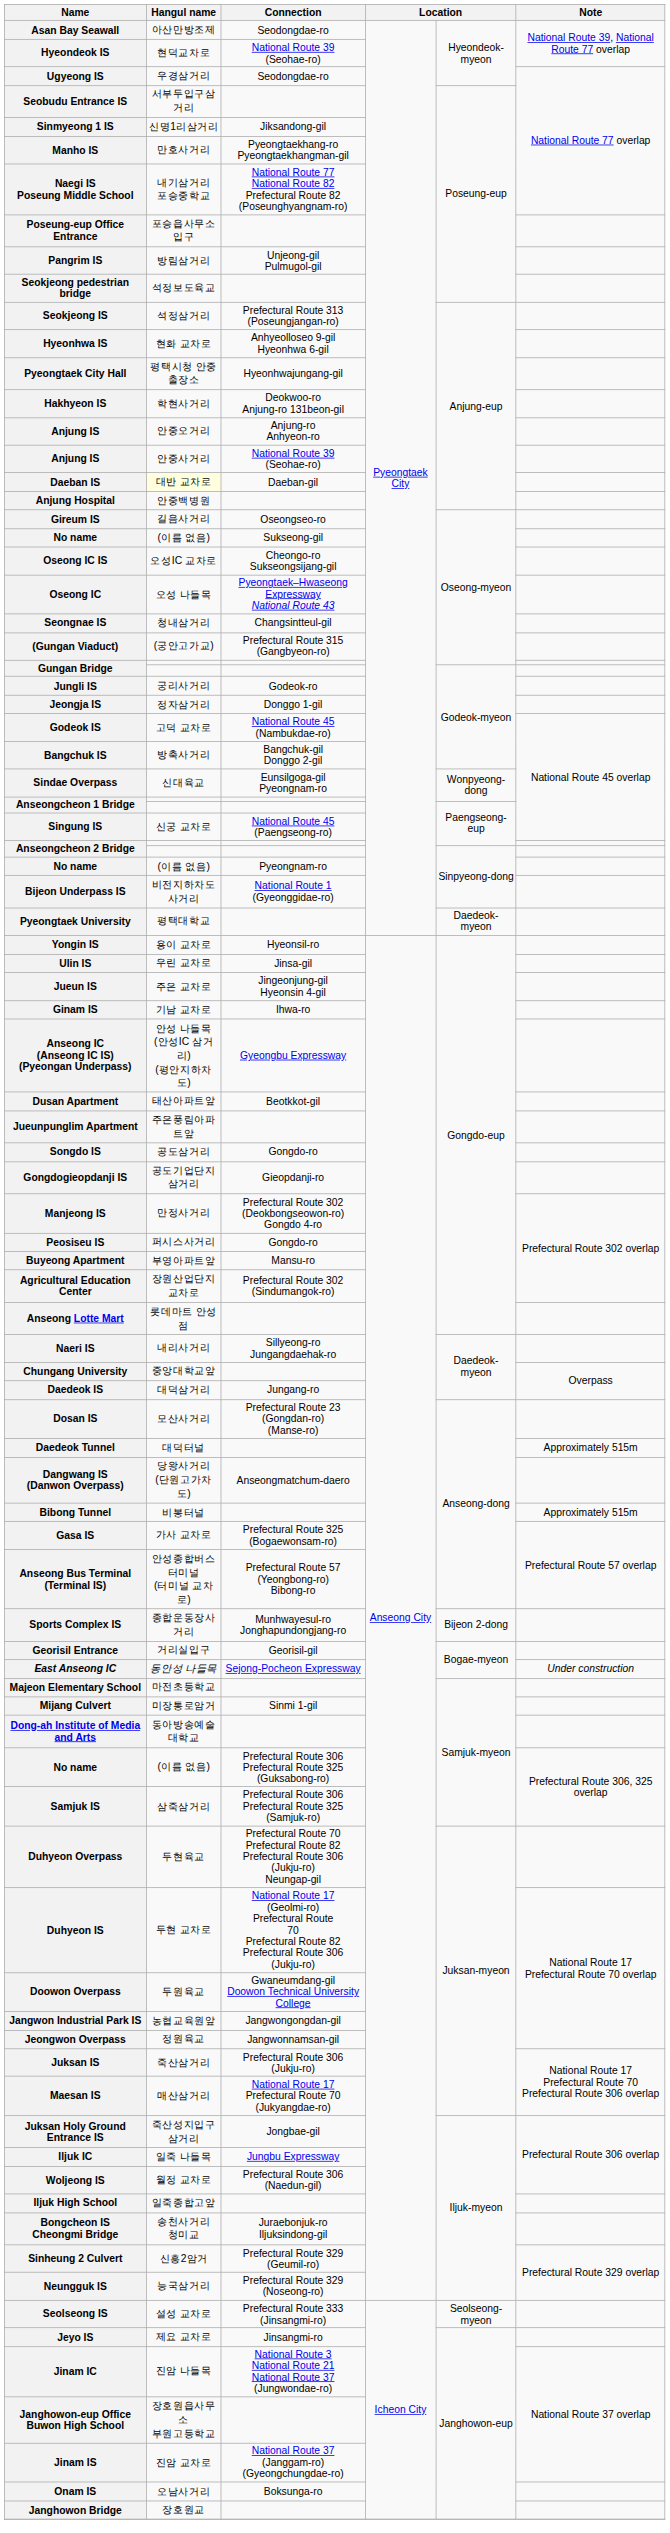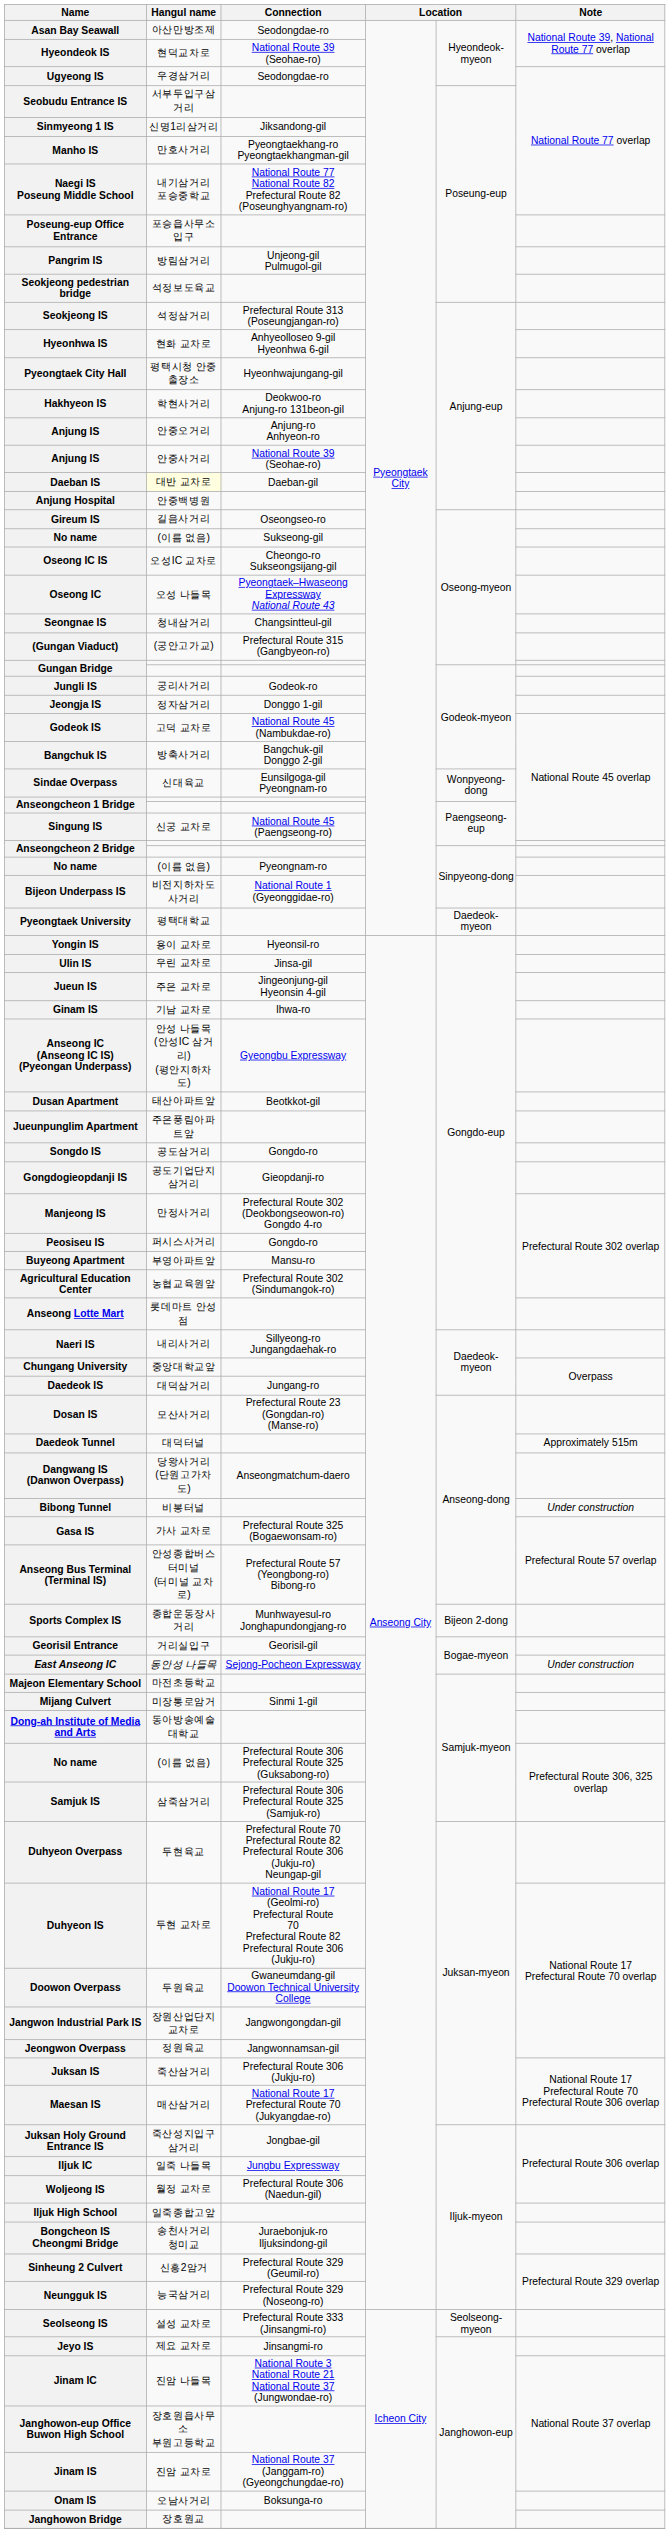(184, 1285) 장원산업단지교차로 -> (184, 1283) 농협교육원앞
(591, 1512) Approximately 515m -> (591, 1507) Under construction
(184, 2020) 농협교육원앞 -> (184, 2022) 장원산업단지교차로
